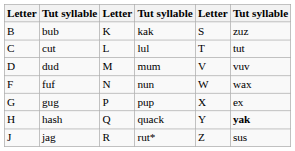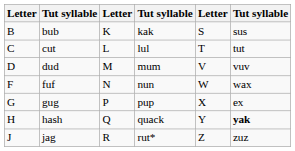(241, 31) zuz -> (240, 31) sus
(240, 137) sus -> (241, 137) zuz
